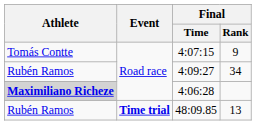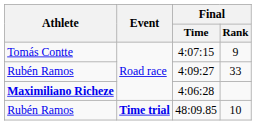(235, 72) 34 -> (235, 72) 33
(60, 91) lightgrey background -> (60, 91) no background
(235, 110) 13 -> (235, 110) 10
